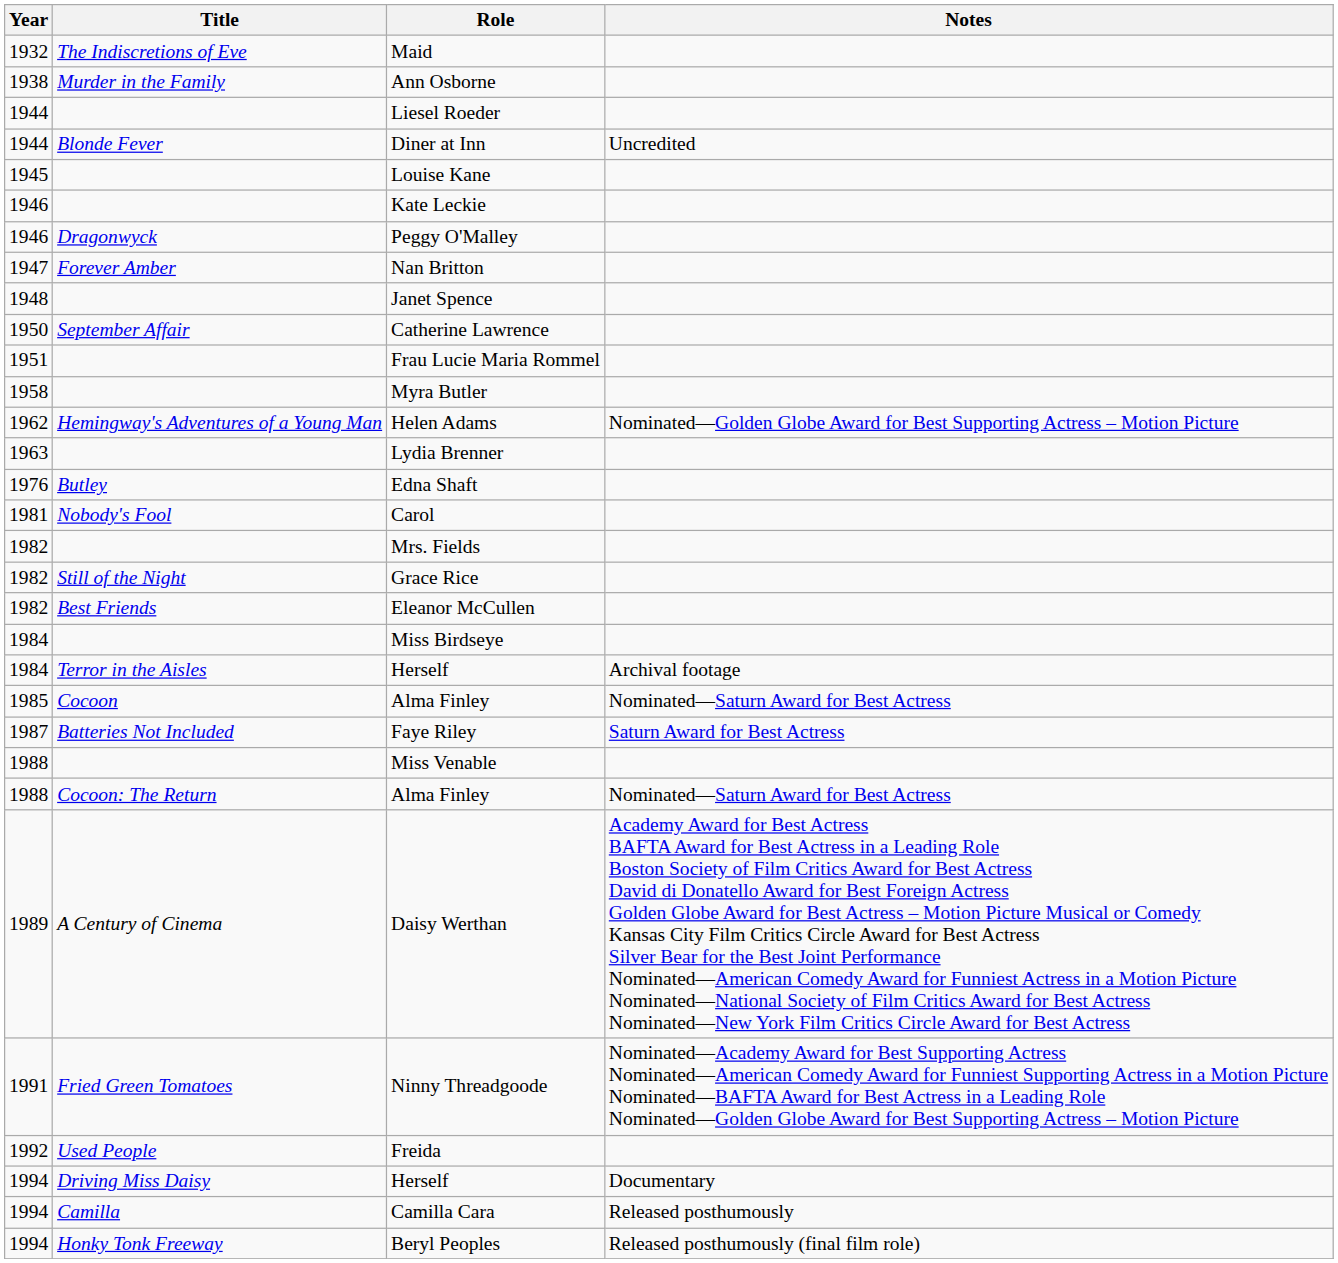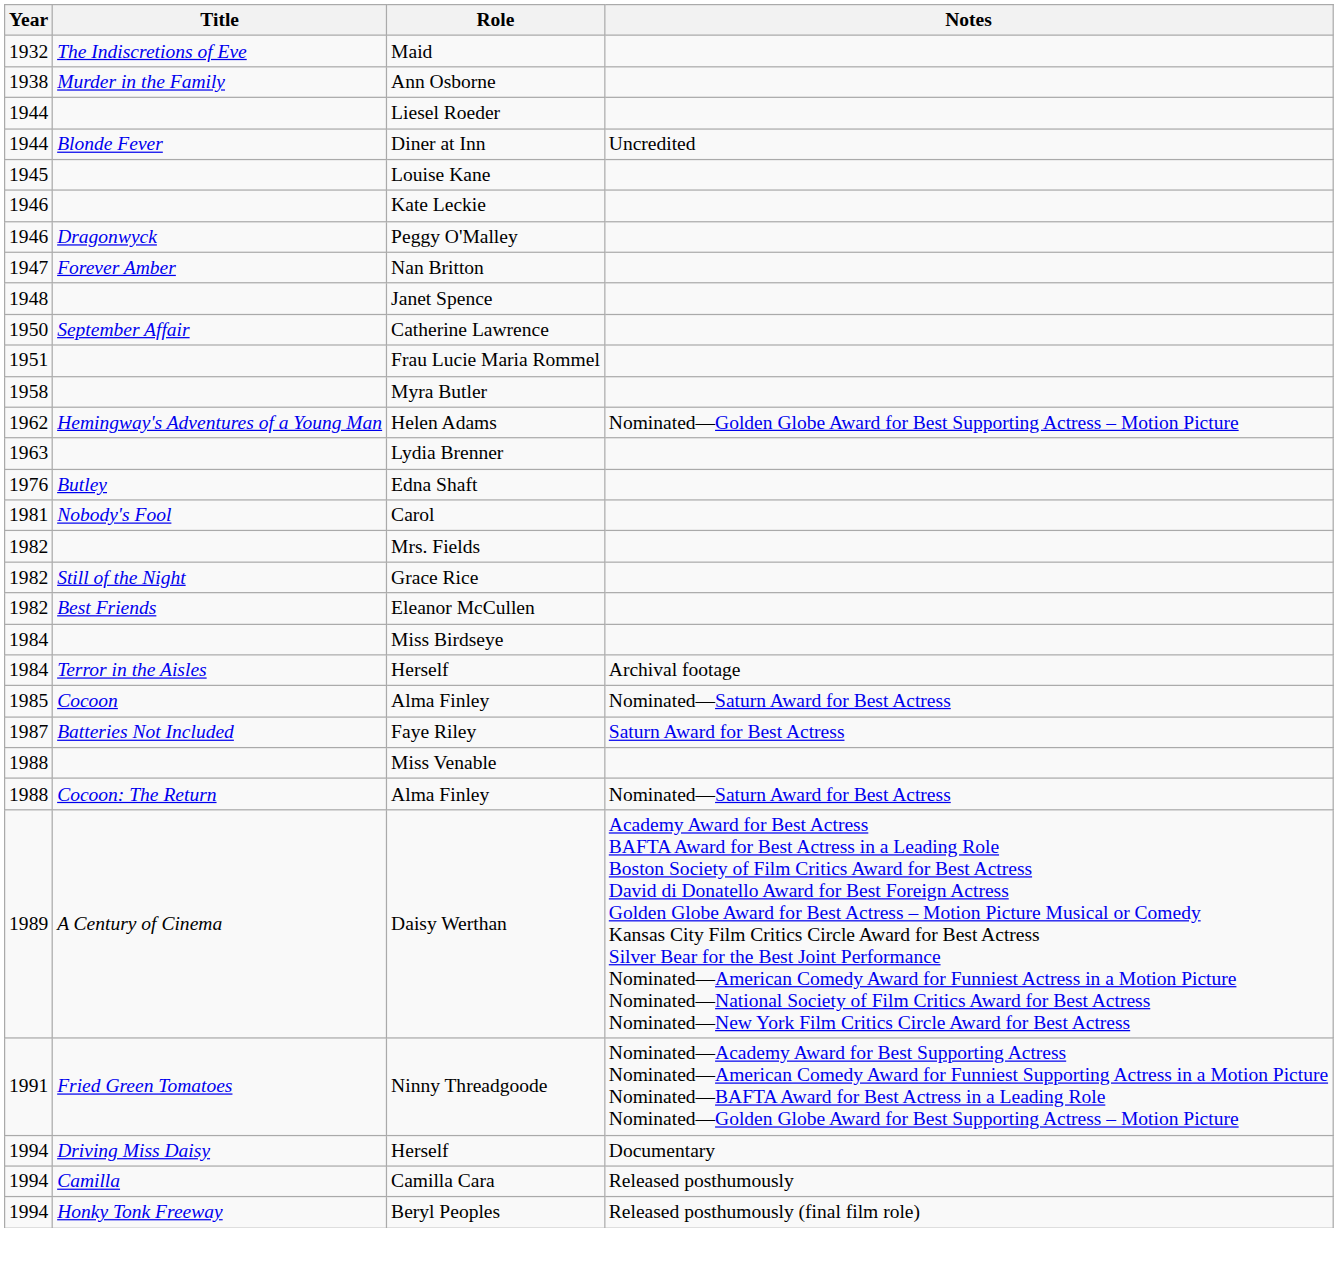- row: (29, 1150)
